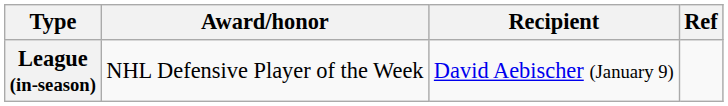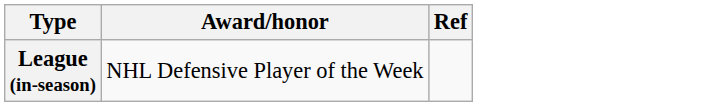- column: (554, 22)
